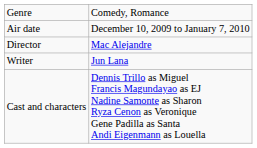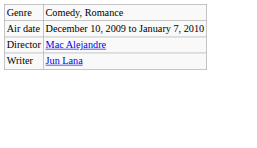- row: (46, 106)
